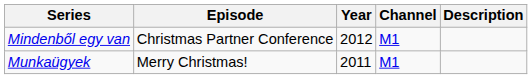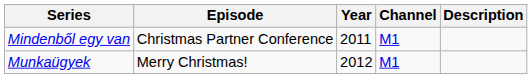(356, 39) 2012 -> (356, 39) 2011
(356, 62) 2011 -> (356, 62) 2012
